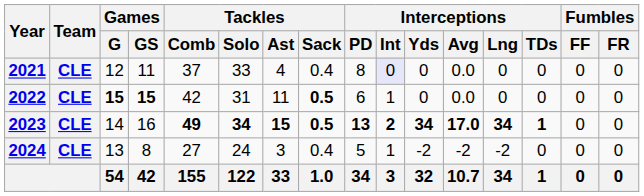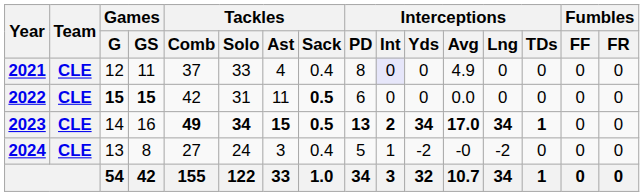(463, 71) 0.0 -> (463, 71) 4.9
(390, 97) 1 -> (390, 97) 0
(463, 151) -2 -> (463, 151) -0
